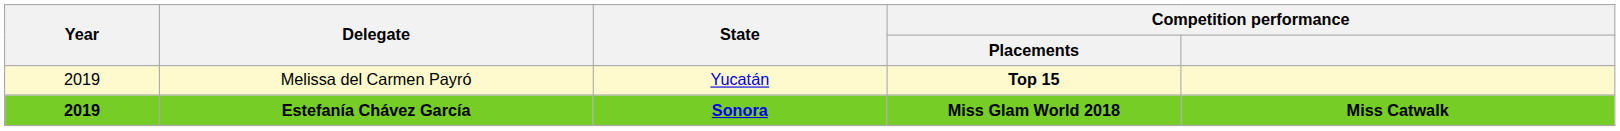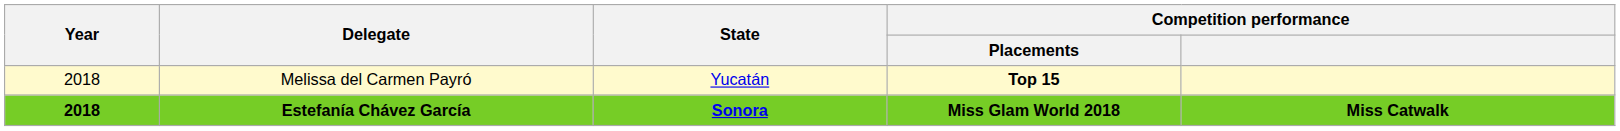(82, 81) 2019 -> (82, 81) 2018
(82, 111) 2019 -> (82, 111) 2018
